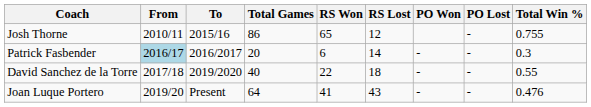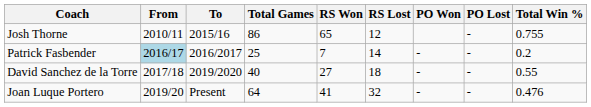(254, 53) 20 -> (254, 53) 25
(323, 53) 6 -> (323, 53) 7
(523, 53) 0.3 -> (523, 53) 0.2
(326, 72) 22 -> (326, 72) 27
(375, 92) 43 -> (375, 92) 32
